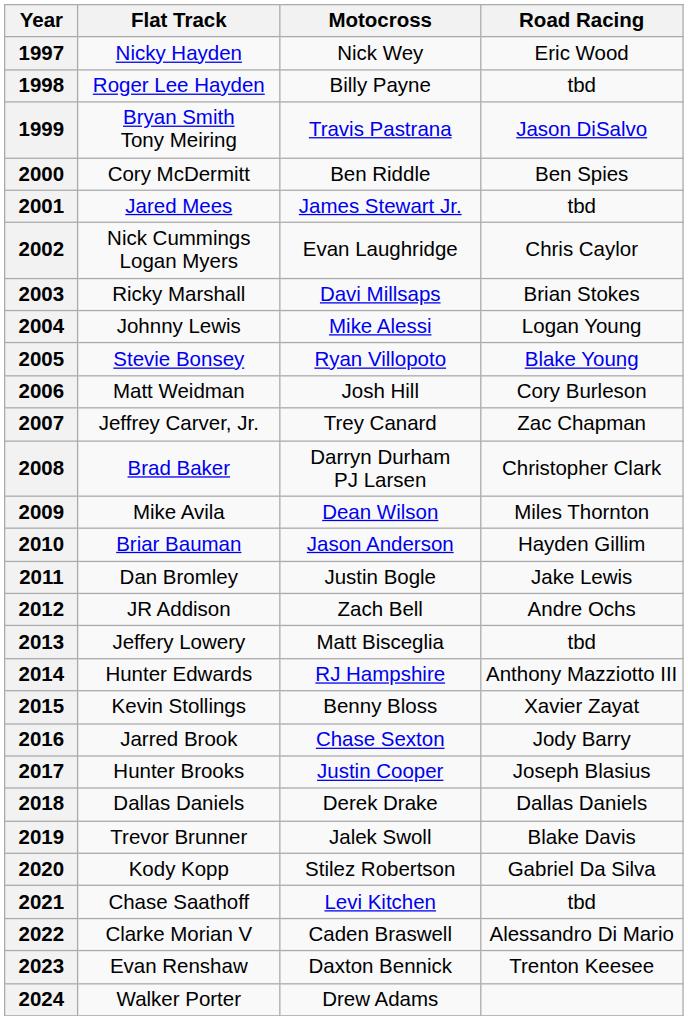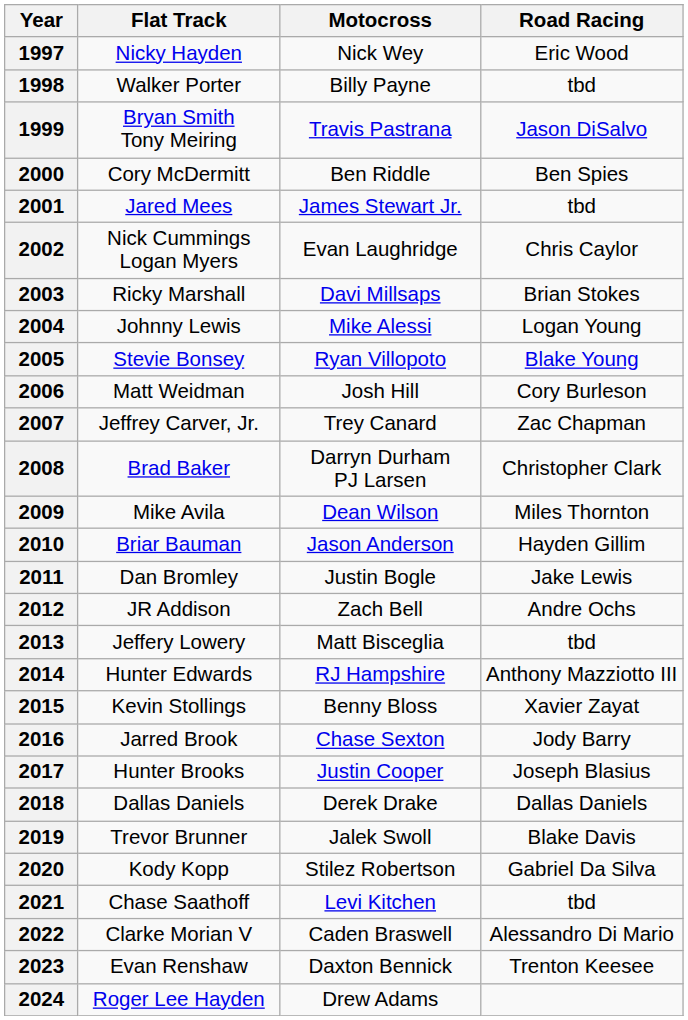(179, 85) Roger Lee Hayden -> (179, 85) Walker Porter
(179, 999) Walker Porter -> (179, 999) Roger Lee Hayden
